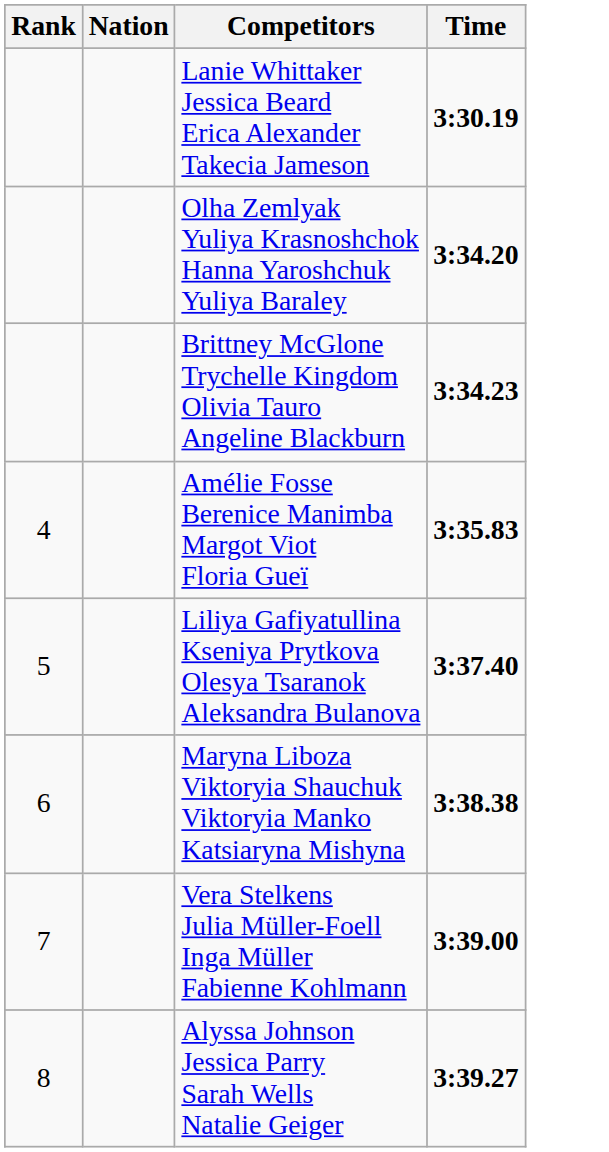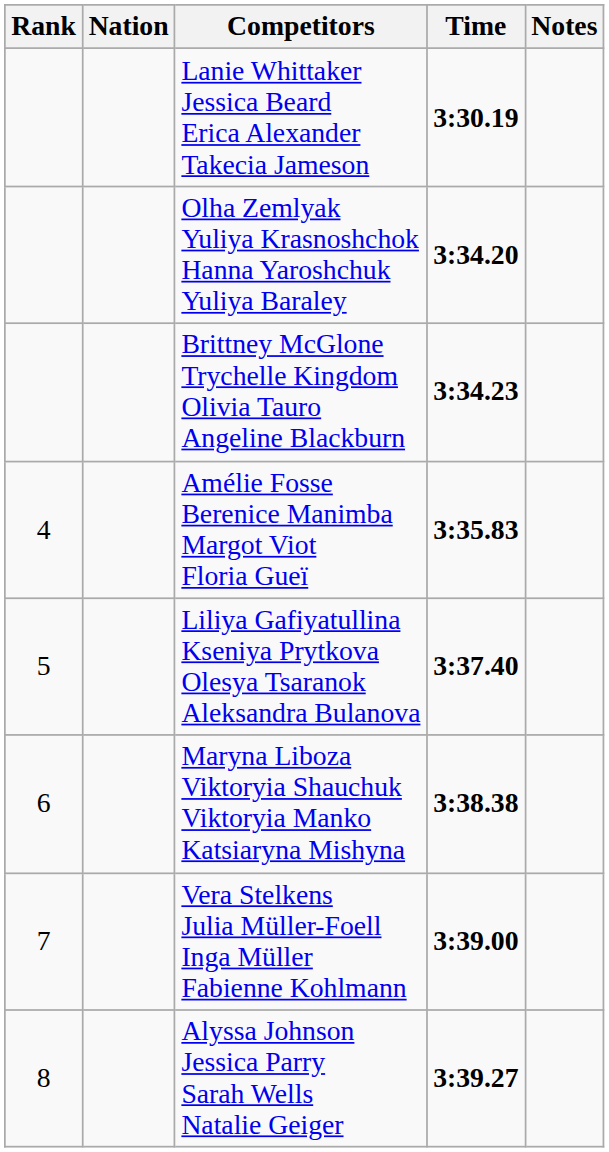+ column: (564, 26)
